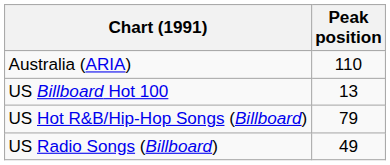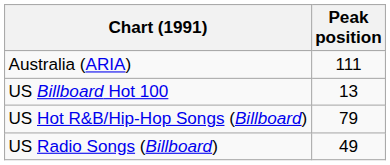(348, 64) 110 -> (348, 64) 111
